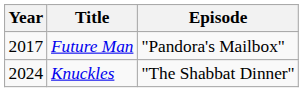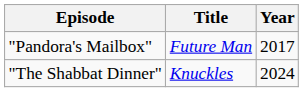columns swapped: (26, 18) <-> (218, 18)
